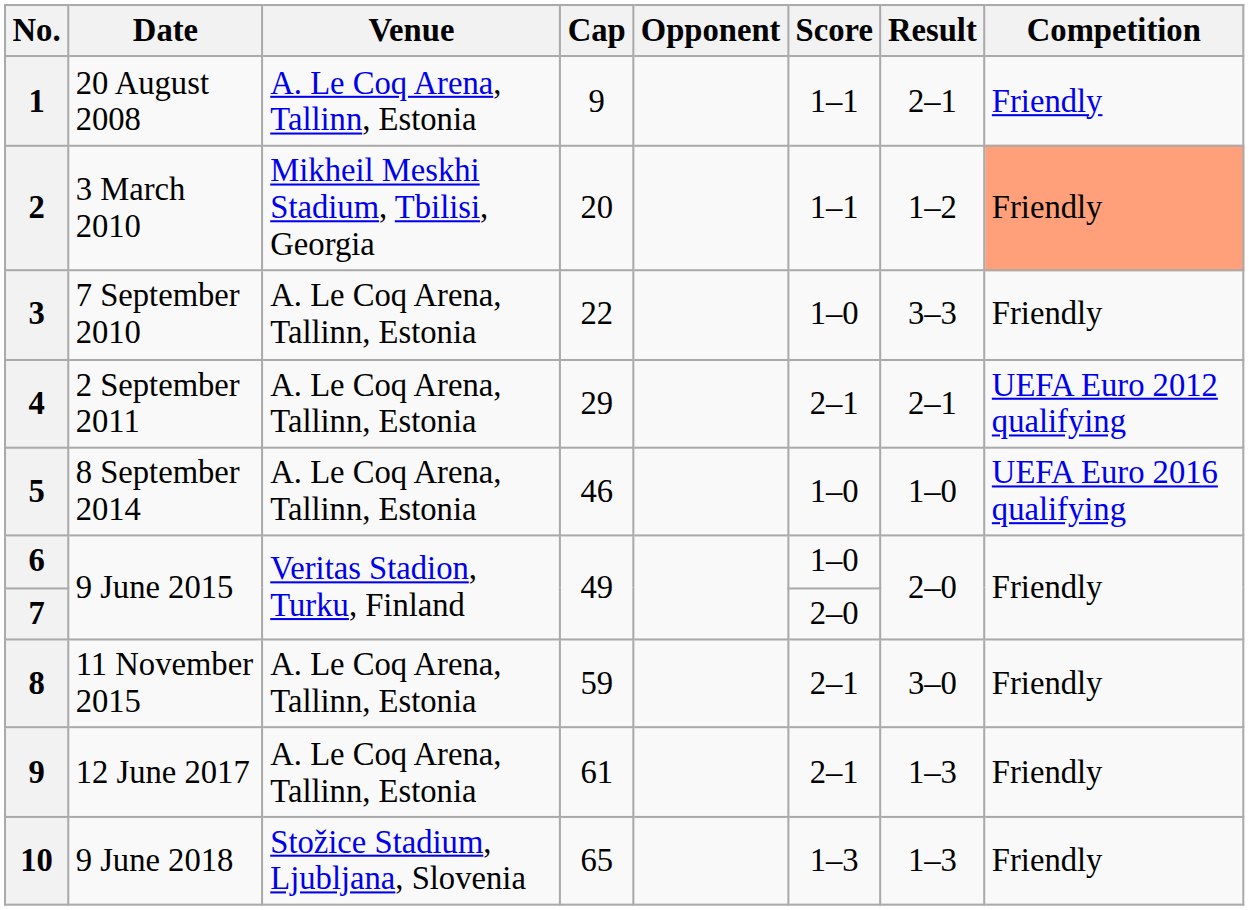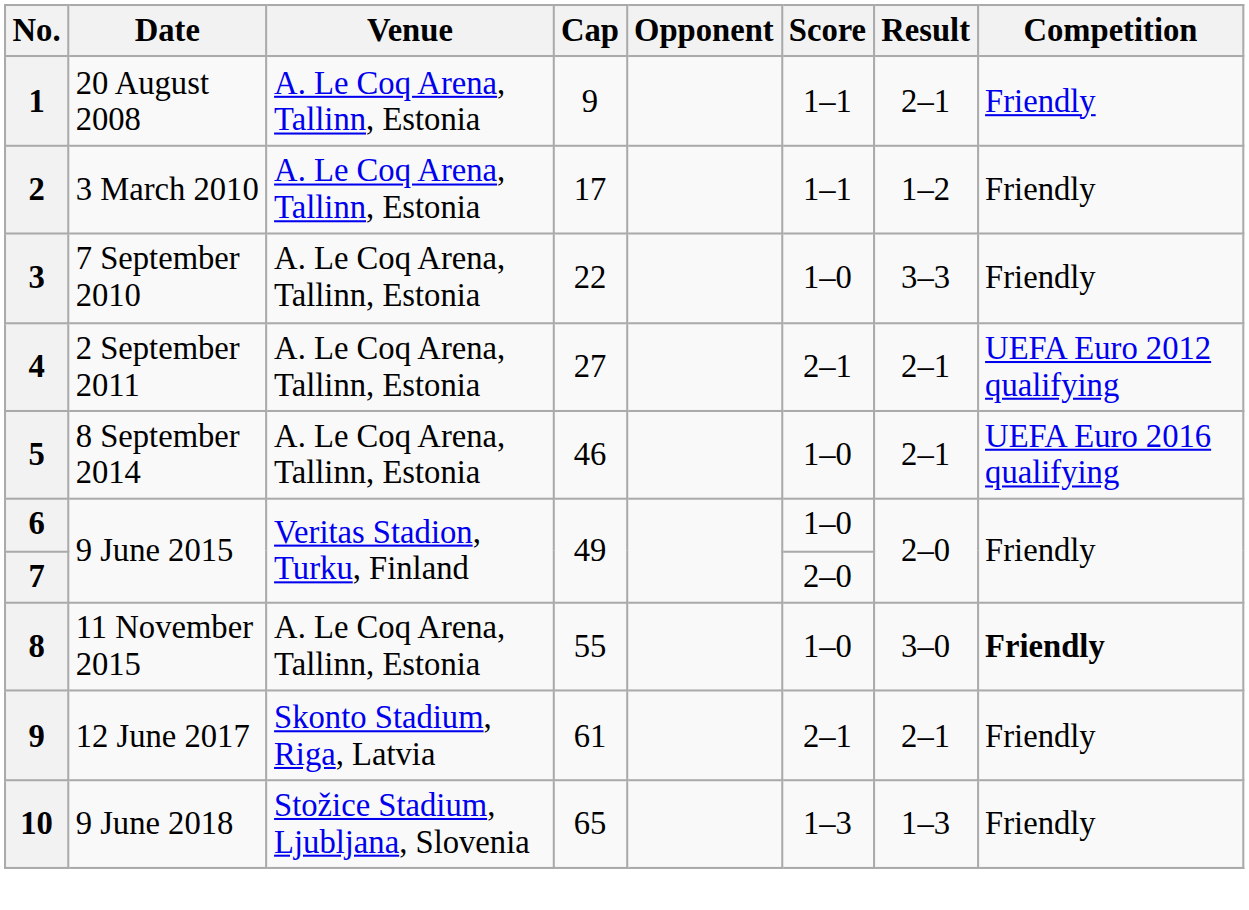(379, 207) Mikheil Meskhi Stadium, Tbilisi, Georgia -> (390, 188) A. Le Coq Arena, Tallinn, Estonia
(597, 207) 20 -> (590, 188) 17
(1047, 207) lightsalmon background -> (1040, 188) no background
(597, 402) 29 -> (590, 365) 27
(932, 491) 1–0 -> (926, 454) 2–1
(597, 683) 59 -> (590, 646) 55
(834, 683) 2–1 -> (827, 646) 1–0
(1047, 683) normal -> (1045, 646) bold
(386, 771) A. Le Coq Arena, Tallinn, Estonia -> (383, 734) Skonto Stadium, Riga, Latvia
(932, 771) 1–3 -> (926, 734) 2–1
